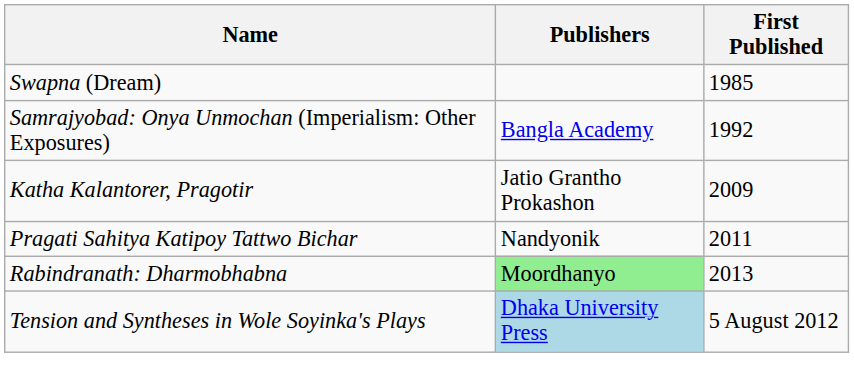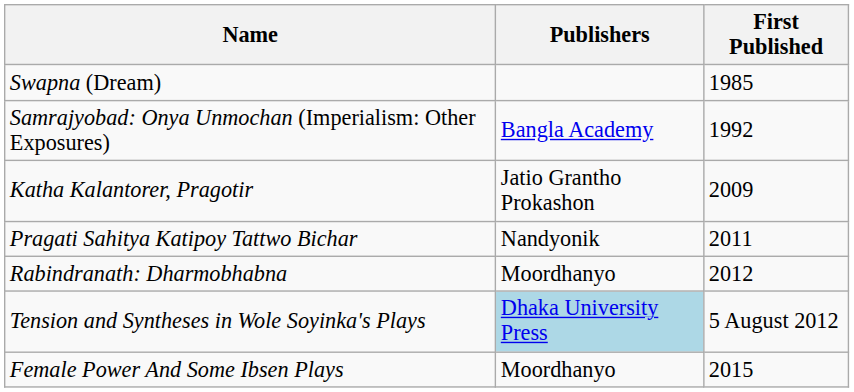(558, 273) lightgreen background -> (558, 273) no background
(731, 273) 2013 -> (731, 273) 2012
+ row: (177, 369)
